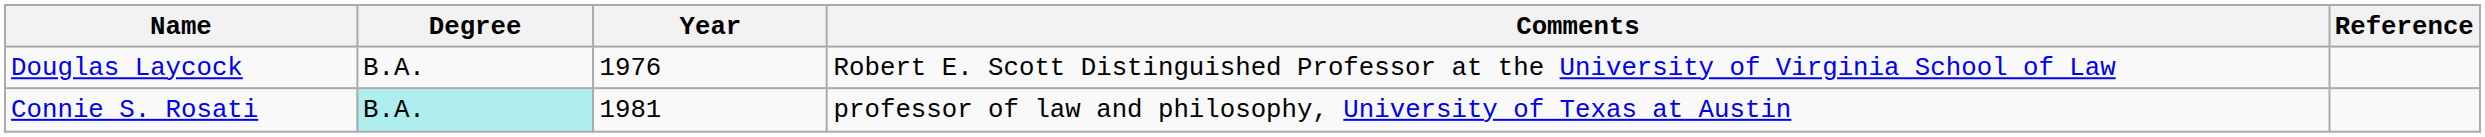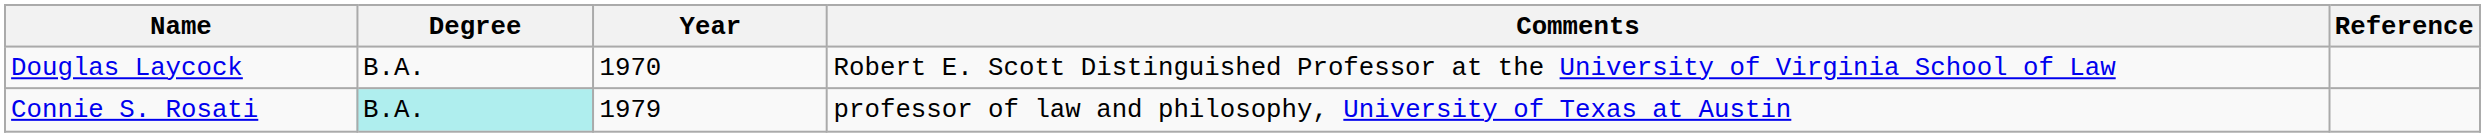(630, 68) 1976 -> (630, 68) 1970
(630, 110) 1981 -> (630, 110) 1979
